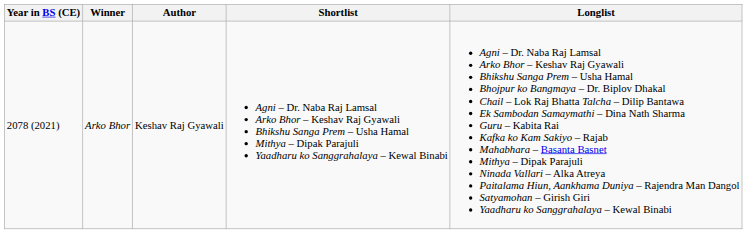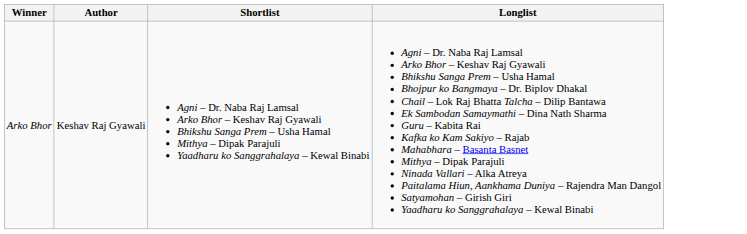- column: (43, 13)
